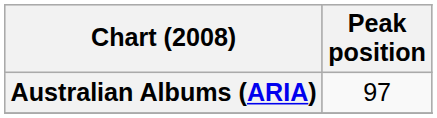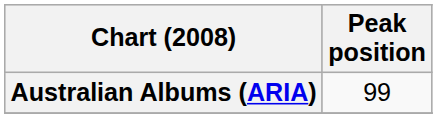(377, 92) 97 -> (377, 92) 99
